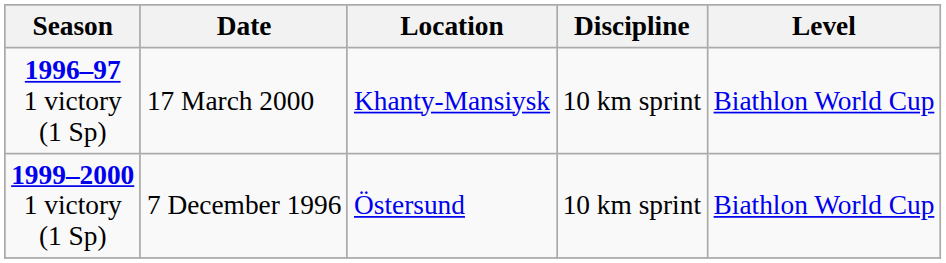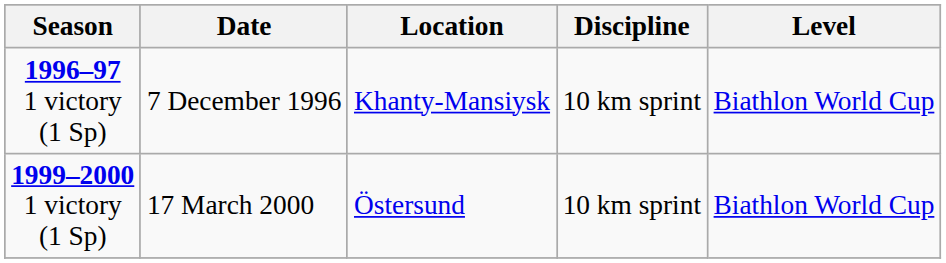(230, 100) 17 March 2000 -> (244, 100) 7 December 1996
(244, 205) 7 December 1996 -> (230, 205) 17 March 2000
